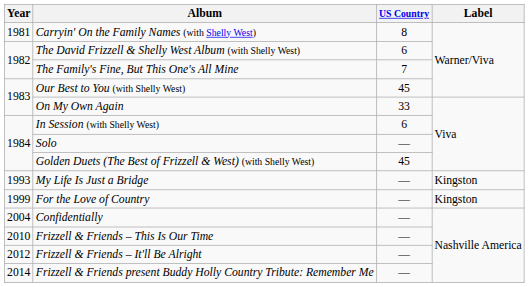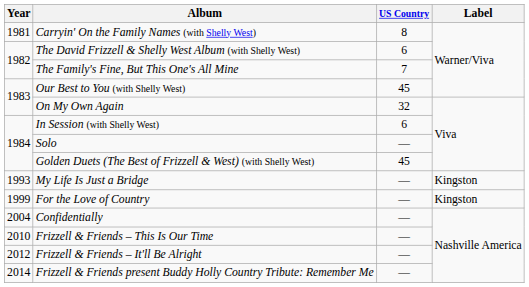(404, 106) 33 -> (404, 106) 32
